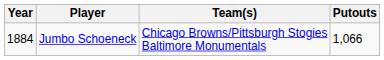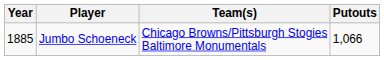(20, 39) 1884 -> (20, 39) 1885
